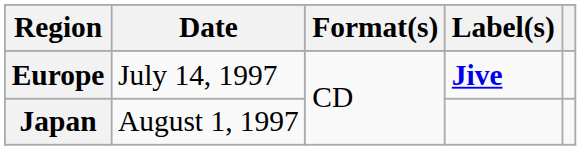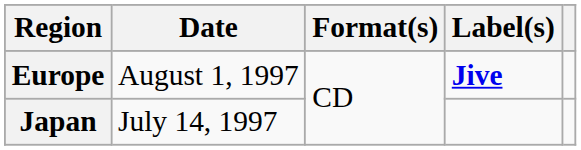(198, 74) July 14, 1997 -> (208, 74) August 1, 1997
(208, 121) August 1, 1997 -> (198, 121) July 14, 1997
